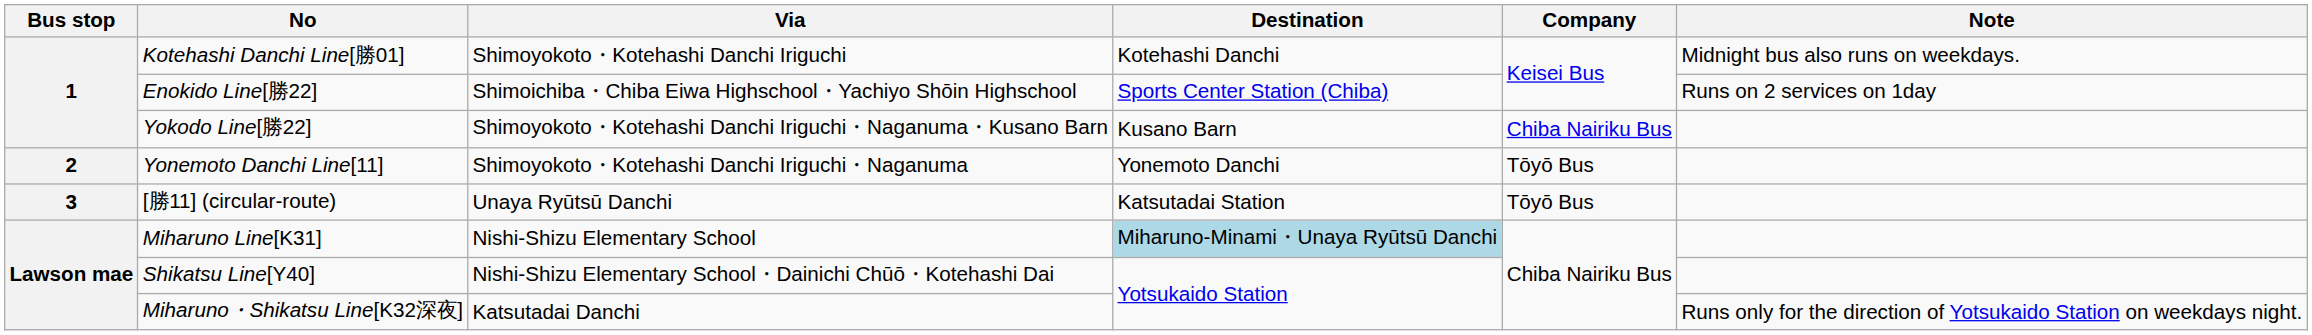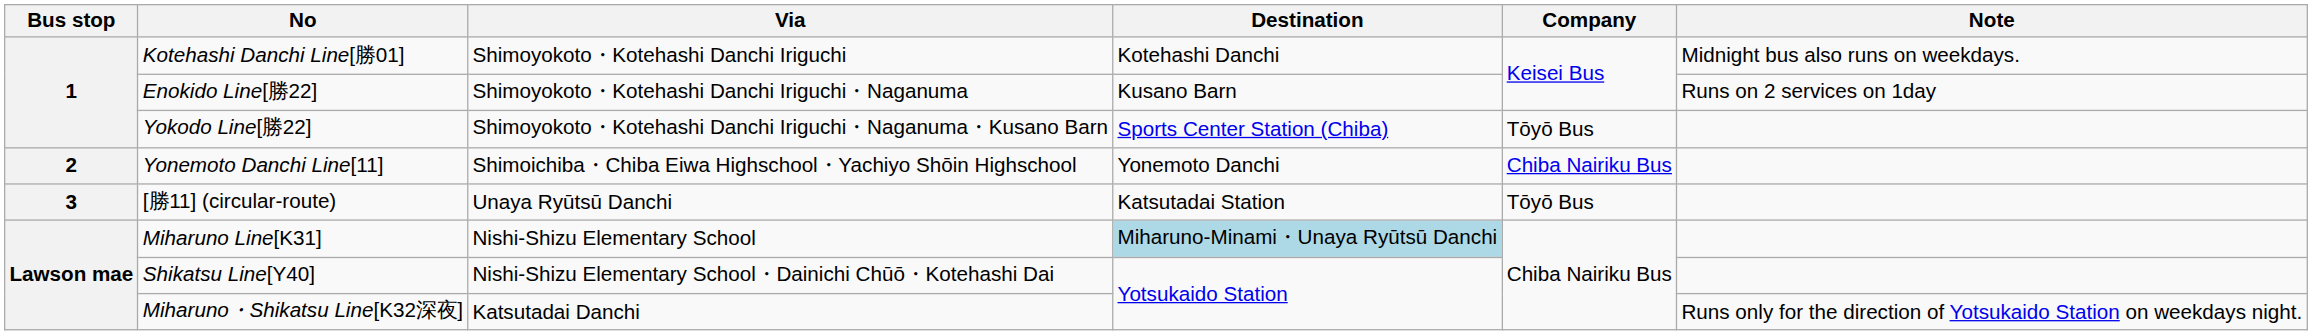(775, 91) Shimoichiba・Chiba Eiwa Highschool・Yachiyo Shōin Highschool -> (720, 91) Shimoyokoto・Kotehashi Danchi Iriguchi・Naganuma
(1253, 92) Sports Center Station (Chiba) -> (1177, 92) Kusano Barn
(1177, 128) Kusano Barn -> (1253, 128) Sports Center Station (Chiba)
(1589, 128) Chiba Nairiku Bus -> (1550, 128) Tōyō Bus
(720, 164) Shimoyokoto・Kotehashi Danchi Iriguchi・Naganuma -> (775, 164) Shimoichiba・Chiba Eiwa Highschool・Yachiyo Shōin Highschool
(1550, 165) Tōyō Bus -> (1589, 165) Chiba Nairiku Bus
